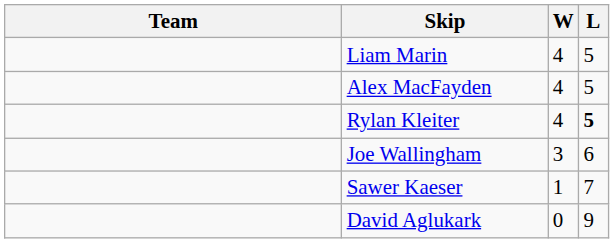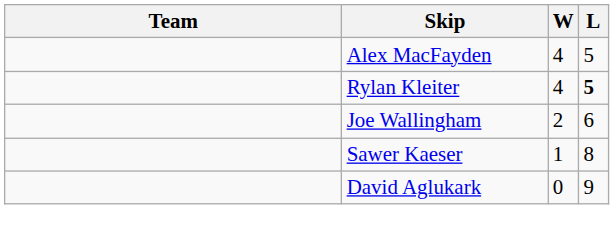- row: (397, 54)
(558, 154) 3 -> (558, 120) 2
(589, 187) 7 -> (589, 154) 8
